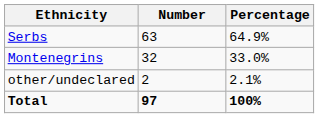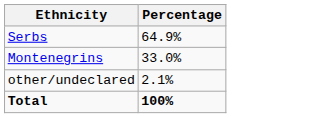- column: (182, 15)
